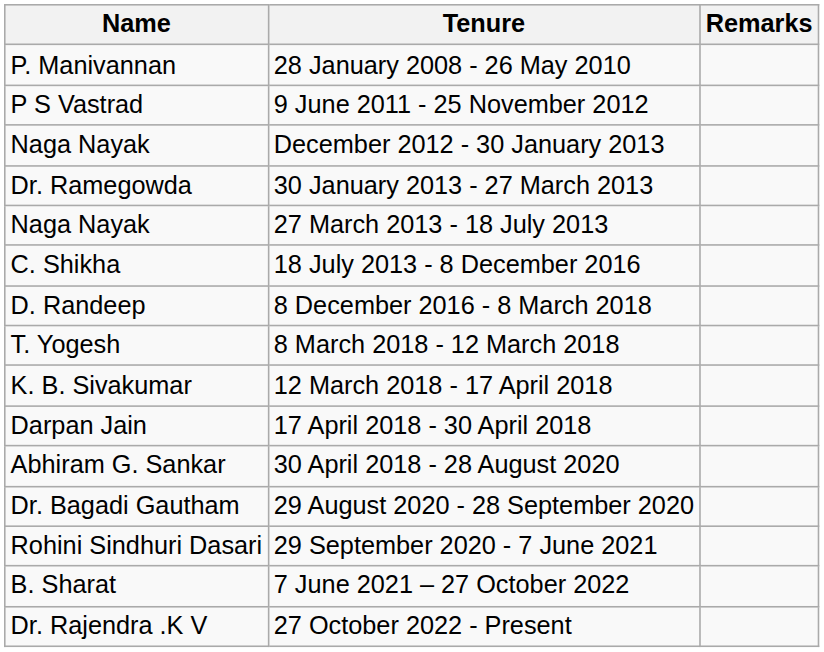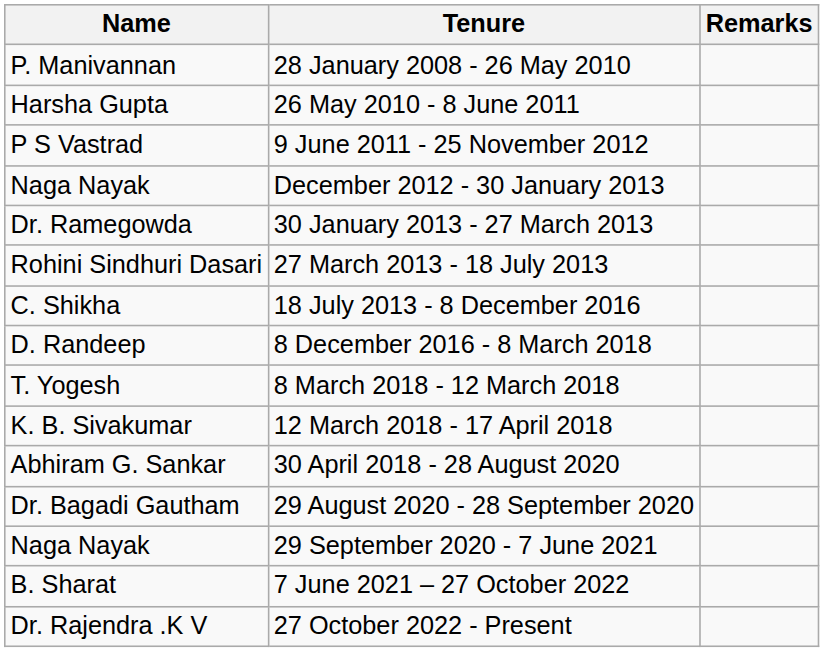+ row: (427, 104)
(80, 225) Naga Nayak -> (136, 265) Rohini Sindhuri Dasari
- row: (433, 425)
(136, 545) Rohini Sindhuri Dasari -> (80, 545) Naga Nayak
